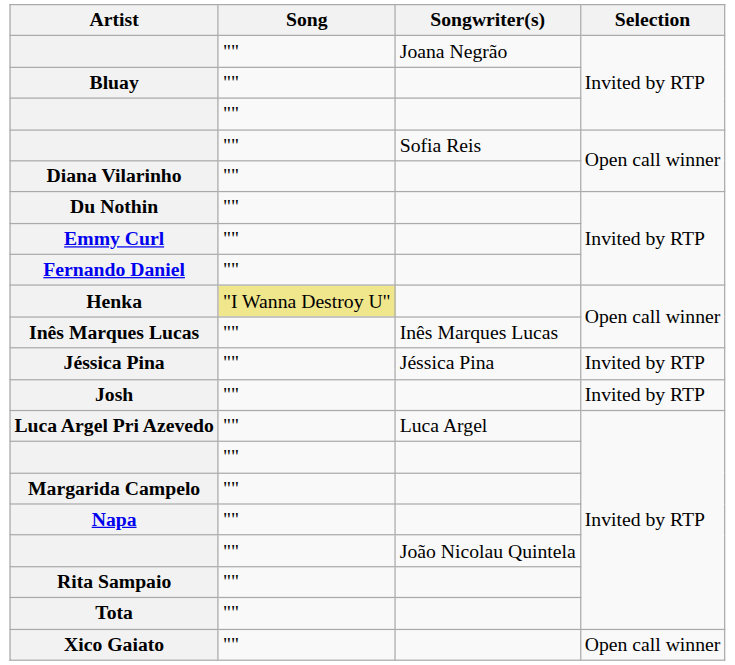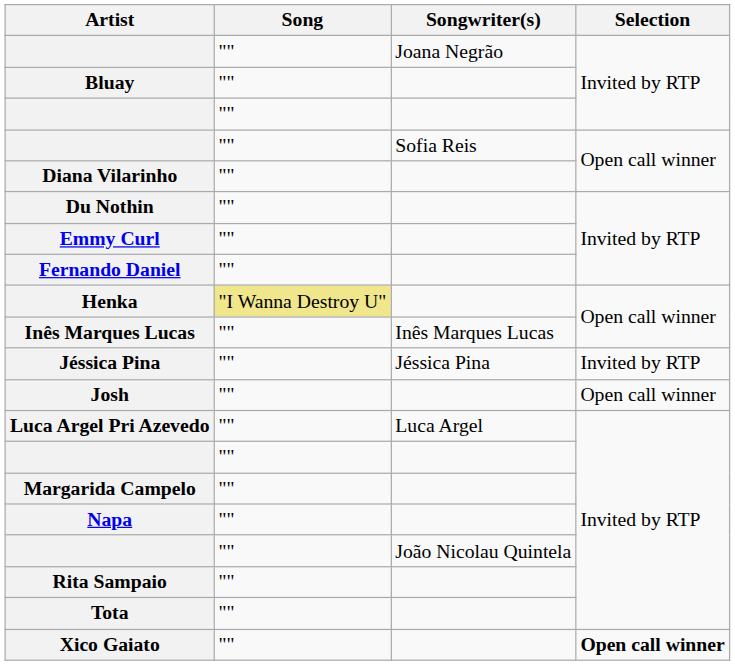(645, 394) Invited by RTP -> (648, 394) Open call winner
(653, 644) normal -> (653, 644) bold
